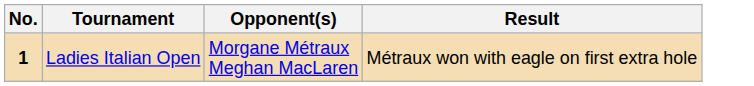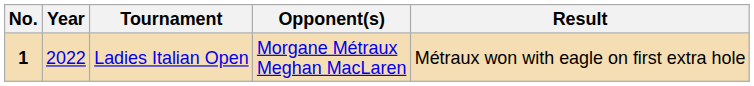+ column: (66, 19)
